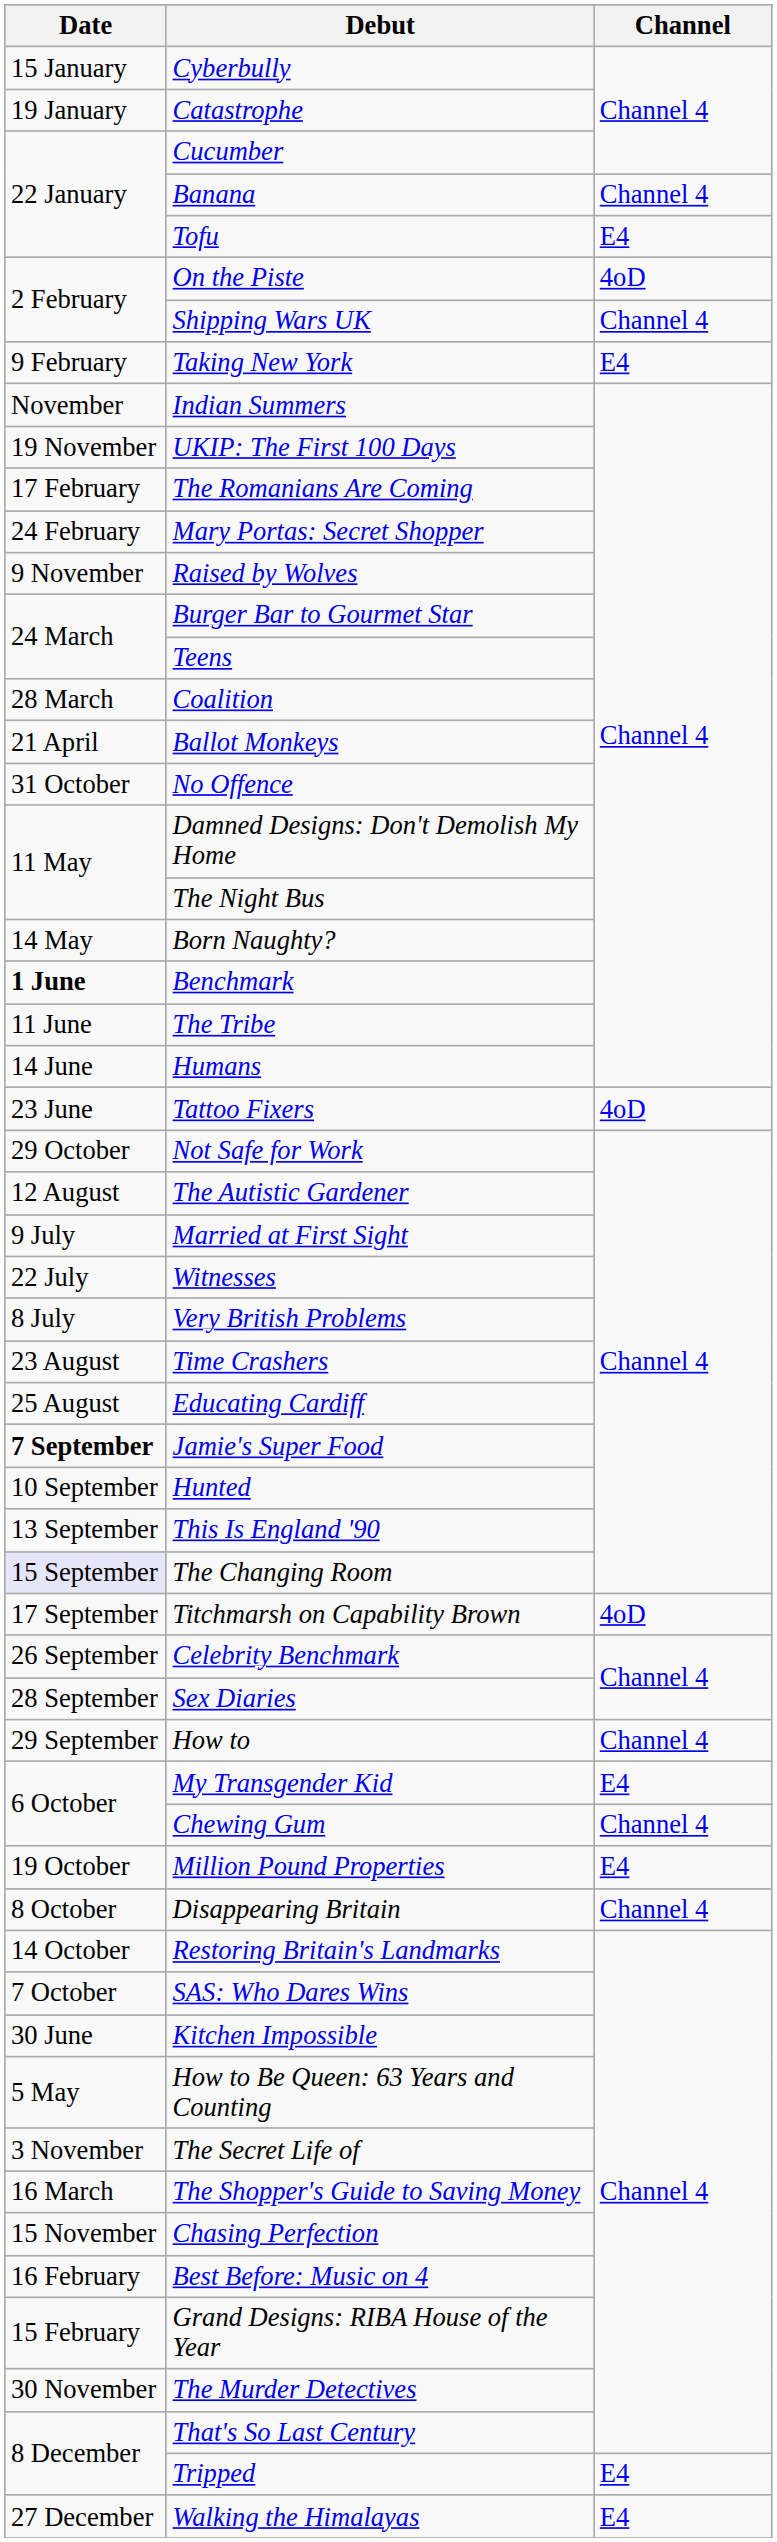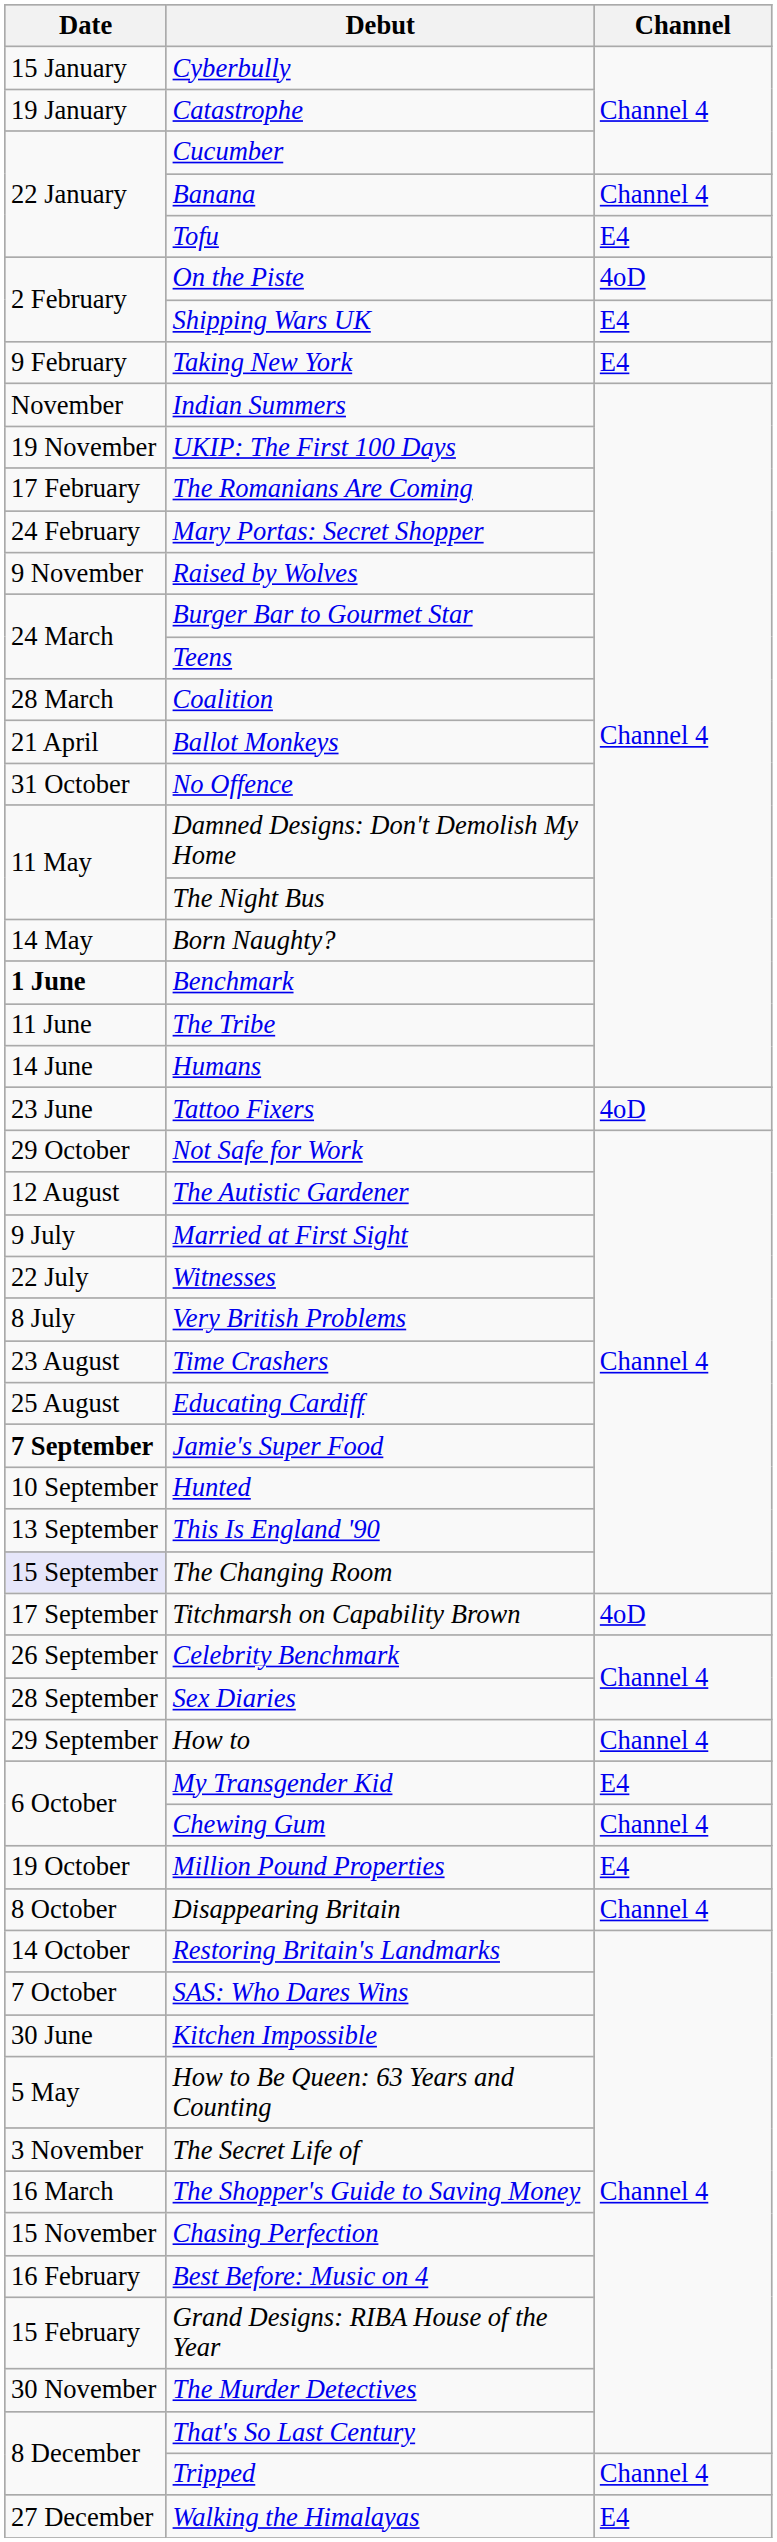(654, 320) Channel 4 -> (615, 320) E4
(615, 2474) E4 -> (654, 2474) Channel 4
